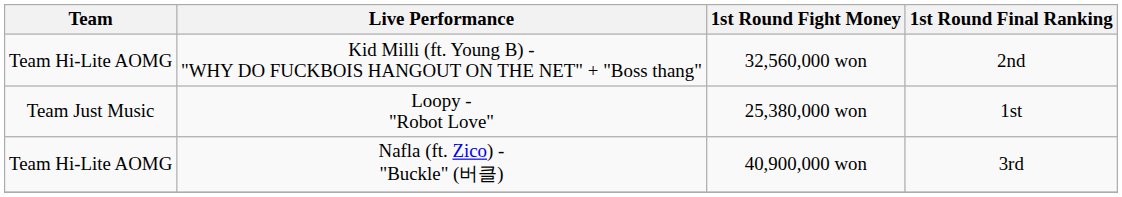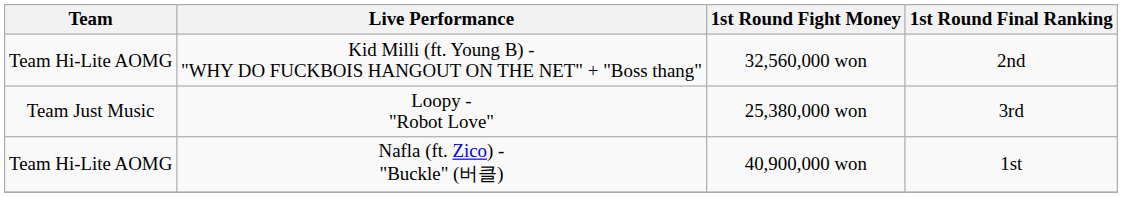(1011, 111) 1st -> (1011, 111) 3rd
(1011, 164) 3rd -> (1011, 164) 1st
